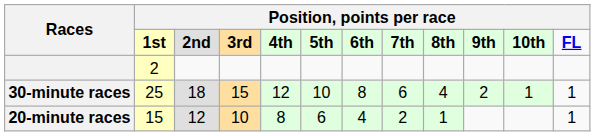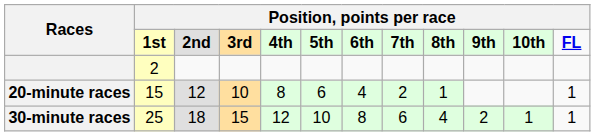rows swapped: (69, 93) <-> (69, 118)
